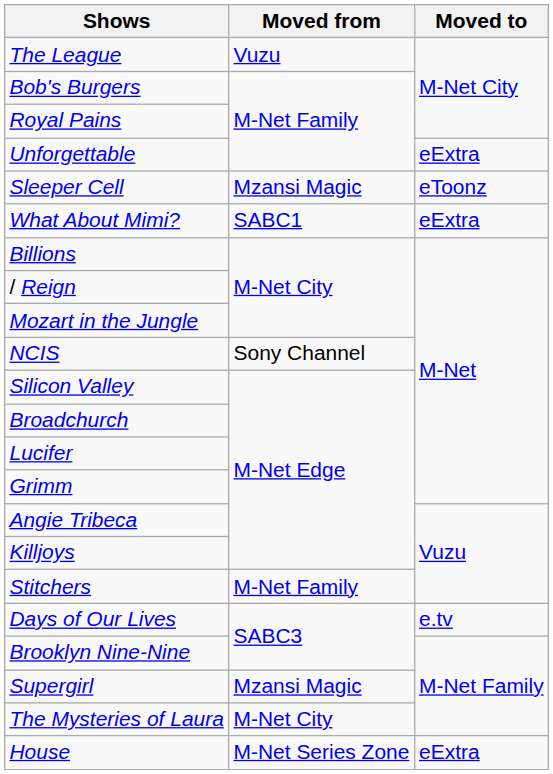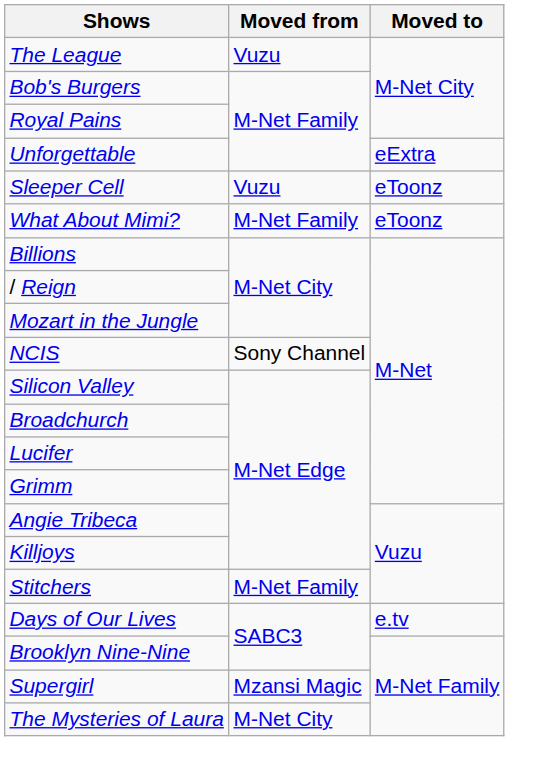(298, 187) Mzansi Magic -> (257, 187) Vuzu
(268, 220) SABC1 -> (296, 220) M-Net Family
(449, 220) eExtra -> (409, 220) eToonz
- row: (40, 752)
